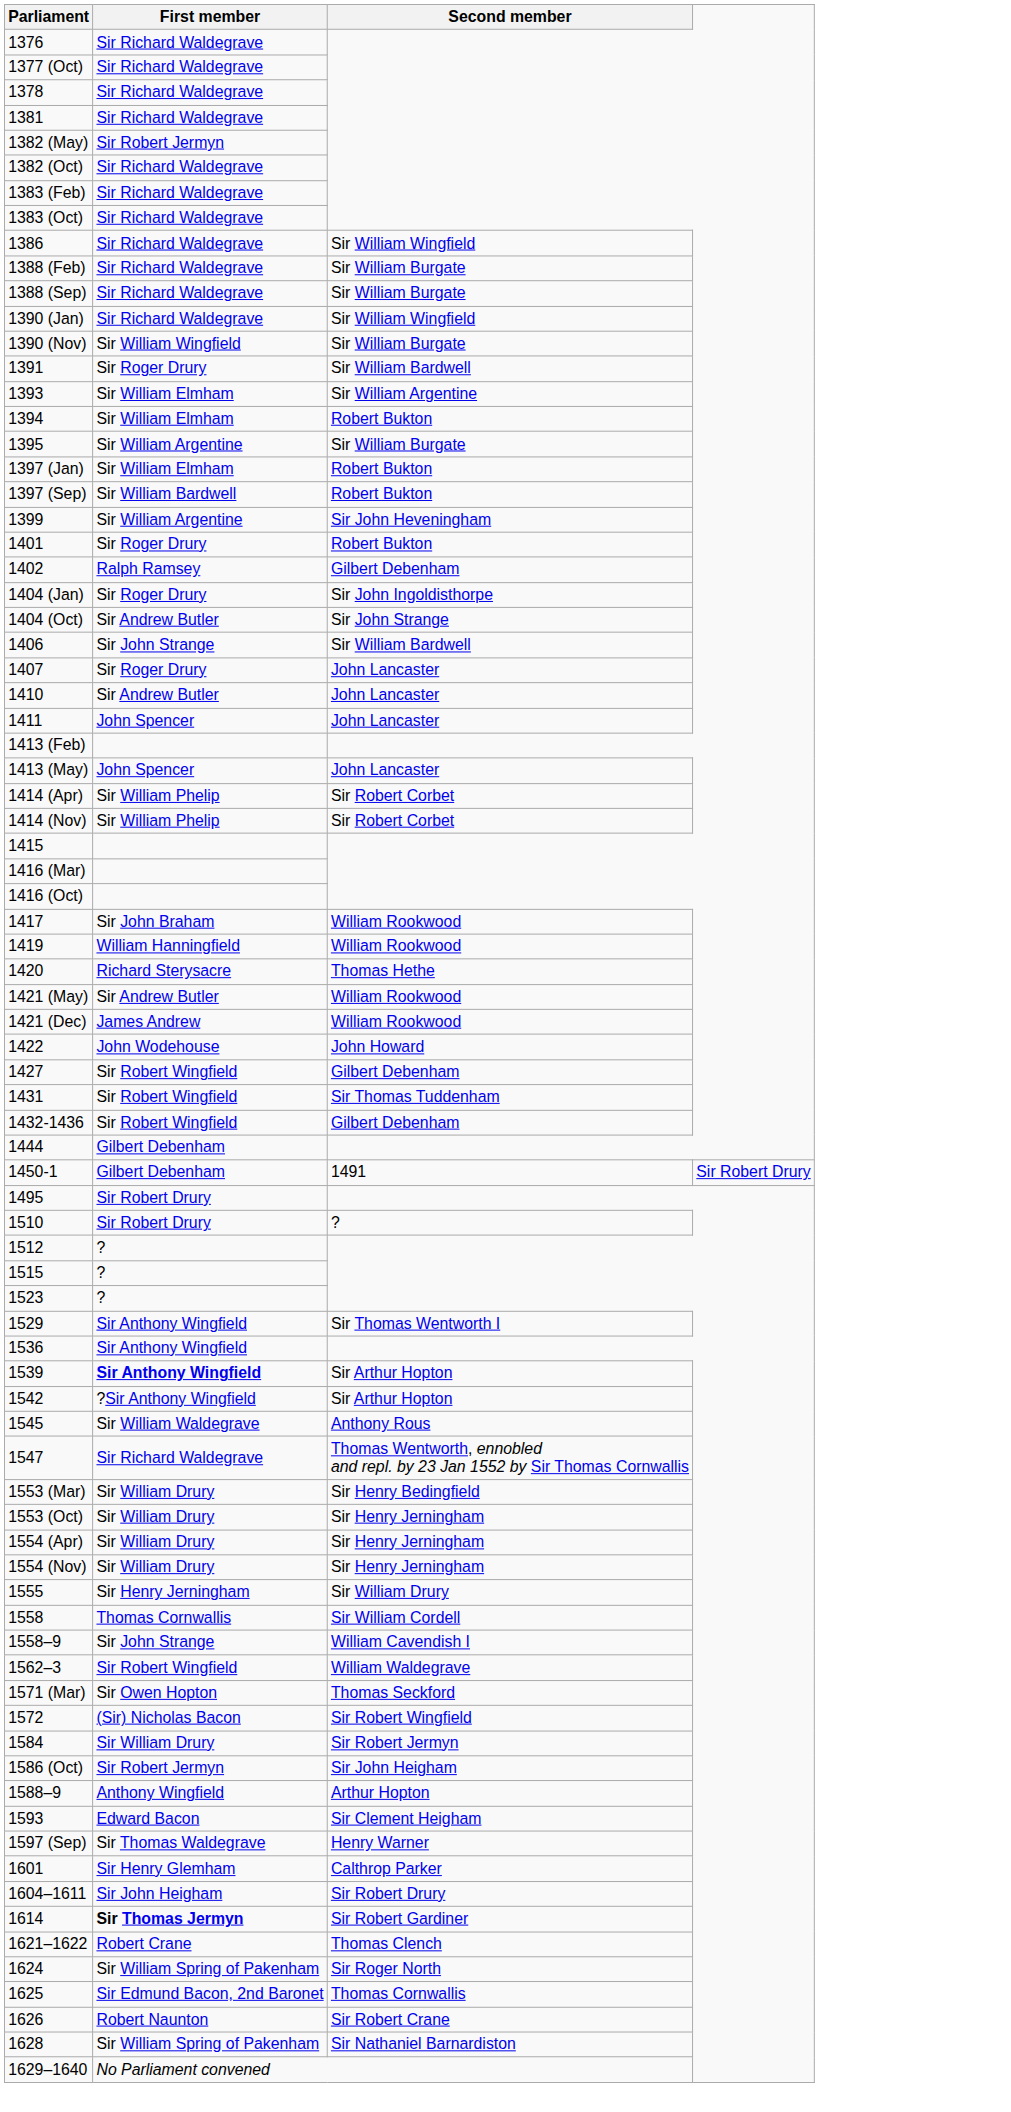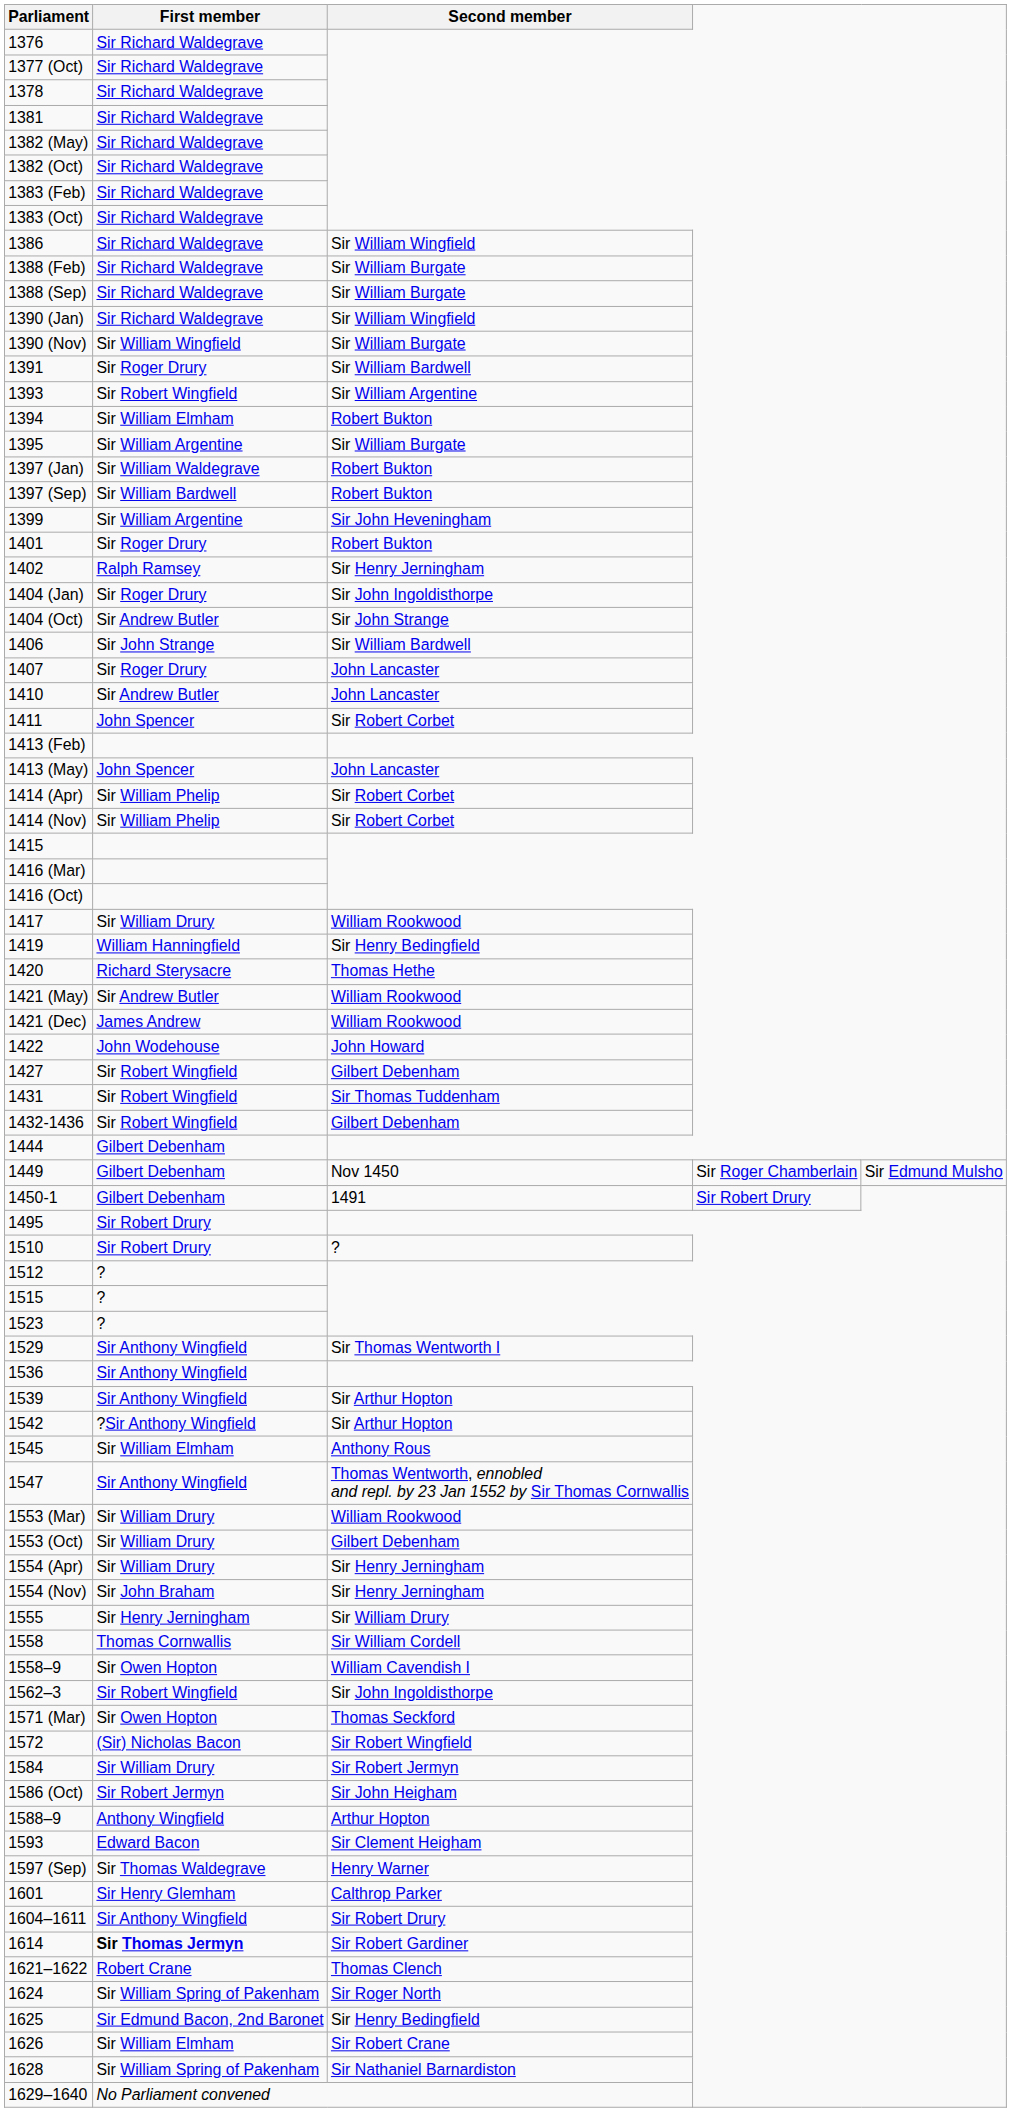(160, 142) Sir Robert Jermyn -> (180, 142) Sir Richard Waldegrave
(165, 393) Sir William Elmham -> (167, 393) Sir Robert Wingfield
(165, 469) Sir William Elmham -> (178, 469) Sir William Waldegrave
(395, 569) Gilbert Debenham -> (408, 569) Sir Henry Jerningham
(385, 720) John Lancaster -> (393, 720) Sir Robert Corbet
(155, 921) Sir John Braham -> (155, 921) Sir William Drury
(396, 946) William Rookwood -> (405, 946) Sir Henry Bedingfield
+ row: (26, 1172)
(179, 1373) bold -> (172, 1398) normal
(178, 1423) Sir William Waldegrave -> (165, 1448) Sir William Elmham
(180, 1457) Sir Richard Waldegrave -> (172, 1483) Sir Anthony Wingfield
(405, 1491) Sir Henry Bedingfield -> (396, 1517) William Rookwood
(408, 1517) Sir Henry Jerningham -> (395, 1542) Gilbert Debenham
(155, 1567) Sir William Drury -> (155, 1592) Sir John Braham
(155, 1642) Sir John Strange -> (157, 1667) Sir Owen Hopton
(401, 1667) William Waldegrave -> (412, 1692) Sir John Ingoldisthorpe
(159, 1893) Sir John Heigham -> (172, 1918) Sir Anthony Wingfield
(398, 1994) Thomas Cornwallis -> (405, 2019) Sir Henry Bedingfield
(152, 2019) Robert Naunton -> (165, 2044) Sir William Elmham
